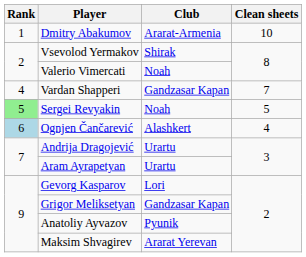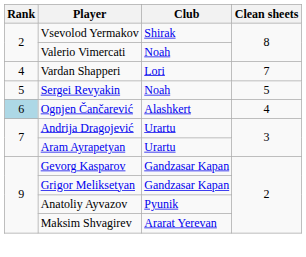- row: (86, 33)
(187, 90) Gandzasar Kapan -> (155, 71) Lori
(21, 109) lightgreen background -> (21, 90) no background
(155, 185) Lori -> (187, 166) Gandzasar Kapan
